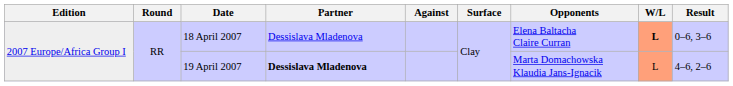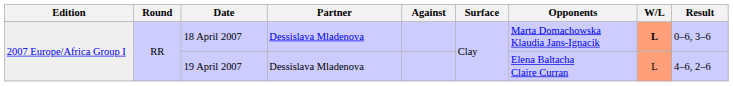(545, 36) Elena Baltacha Claire Curran -> (556, 36) Marta Domachowska Klaudia Jans-Ignacik
(317, 66) bold -> (317, 66) normal
(558, 66) Marta Domachowska Klaudia Jans-Ignacik -> (543, 66) Elena Baltacha Claire Curran
